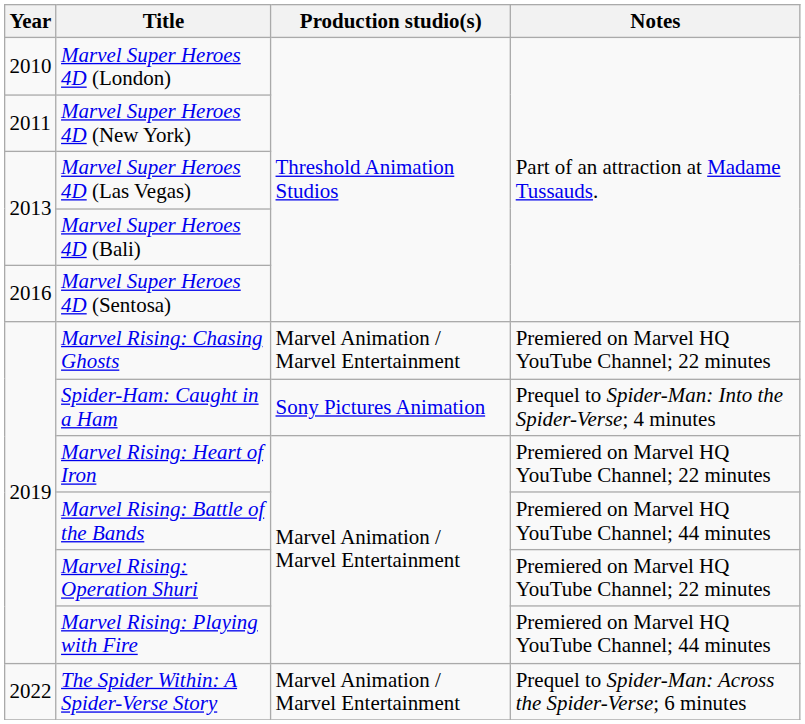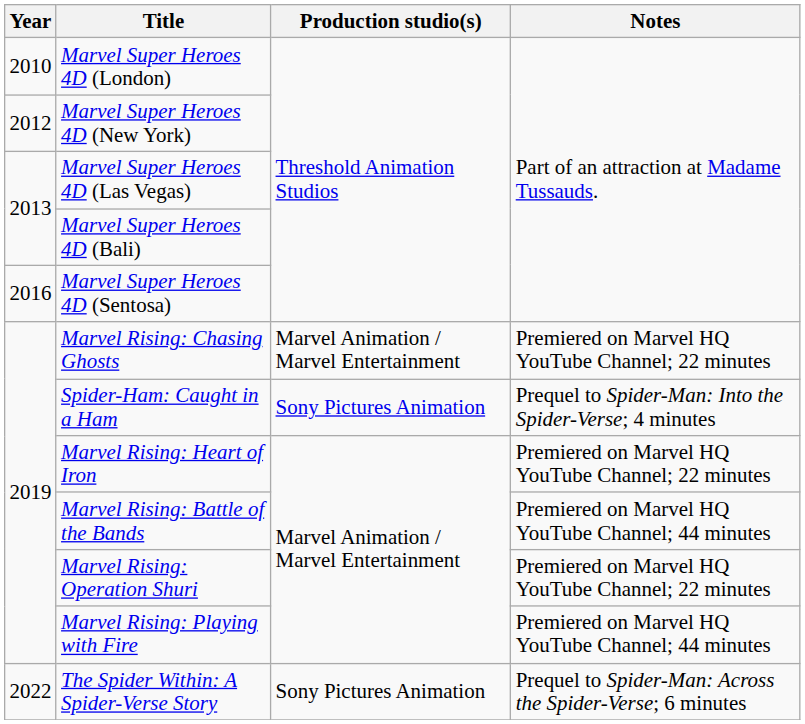(30, 122) 2011 -> (30, 122) 2012
(368, 691) Marvel Animation / Marvel Entertainment -> (380, 691) Sony Pictures Animation
